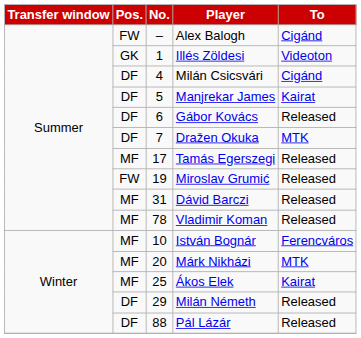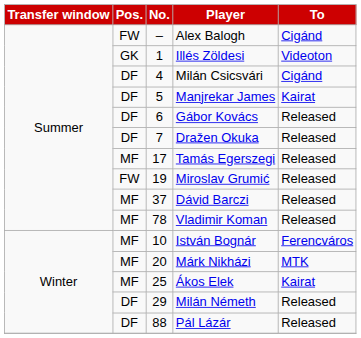(295, 138) MTK -> (309, 138) Released
(159, 199) 31 -> (159, 199) 37
